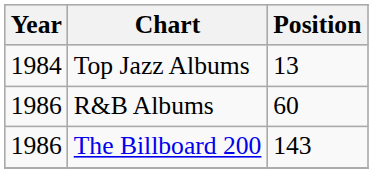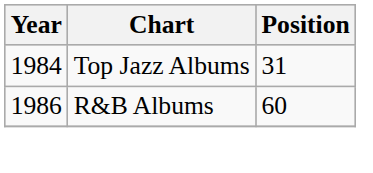(286, 65) 13 -> (274, 65) 31
- row: (168, 146)
